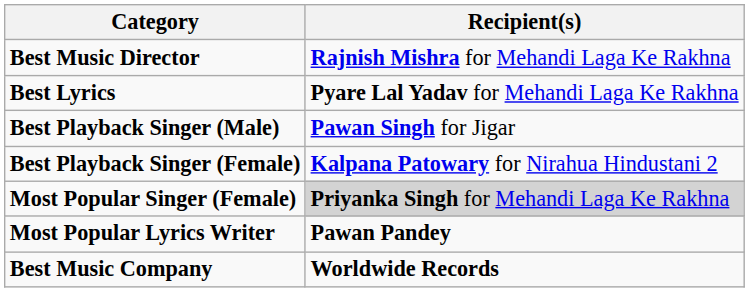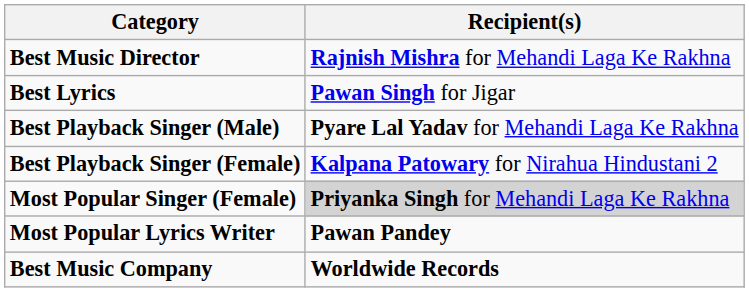(525, 92) Pyare Lal Yadav for Mehandi Laga Ke Rakhna -> (413, 92) Pawan Singh for Jigar
(413, 127) Pawan Singh for Jigar -> (525, 127) Pyare Lal Yadav for Mehandi Laga Ke Rakhna
